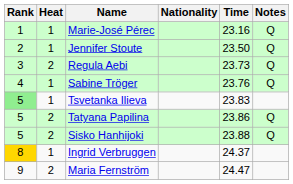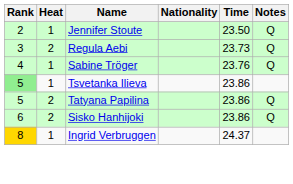- row: (111, 30)
(236, 100) 23.83 -> (236, 83) 23.86
(20, 135) 5 -> (20, 118) 6
(236, 135) 23.88 -> (236, 118) 23.86
- row: (108, 170)
